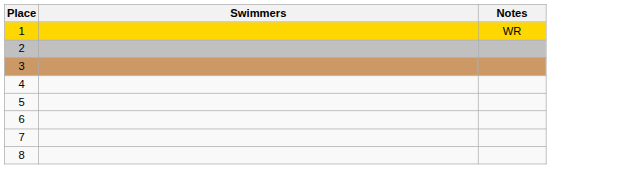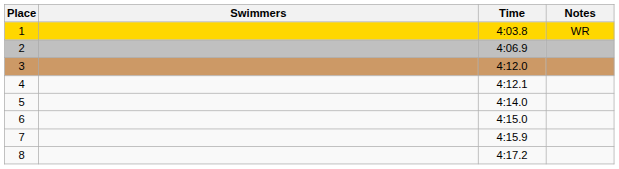+ column: (512, 13)
